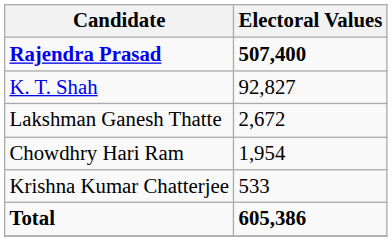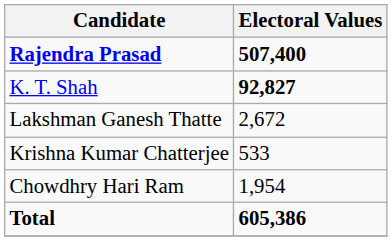(267, 86) normal -> (267, 86) bold
rows swapped: (97, 152) <-> (119, 185)
